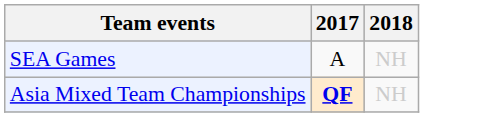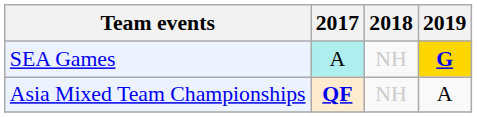+ column: (445, 22)
(337, 58) no background -> (337, 58) paleturquoise background
